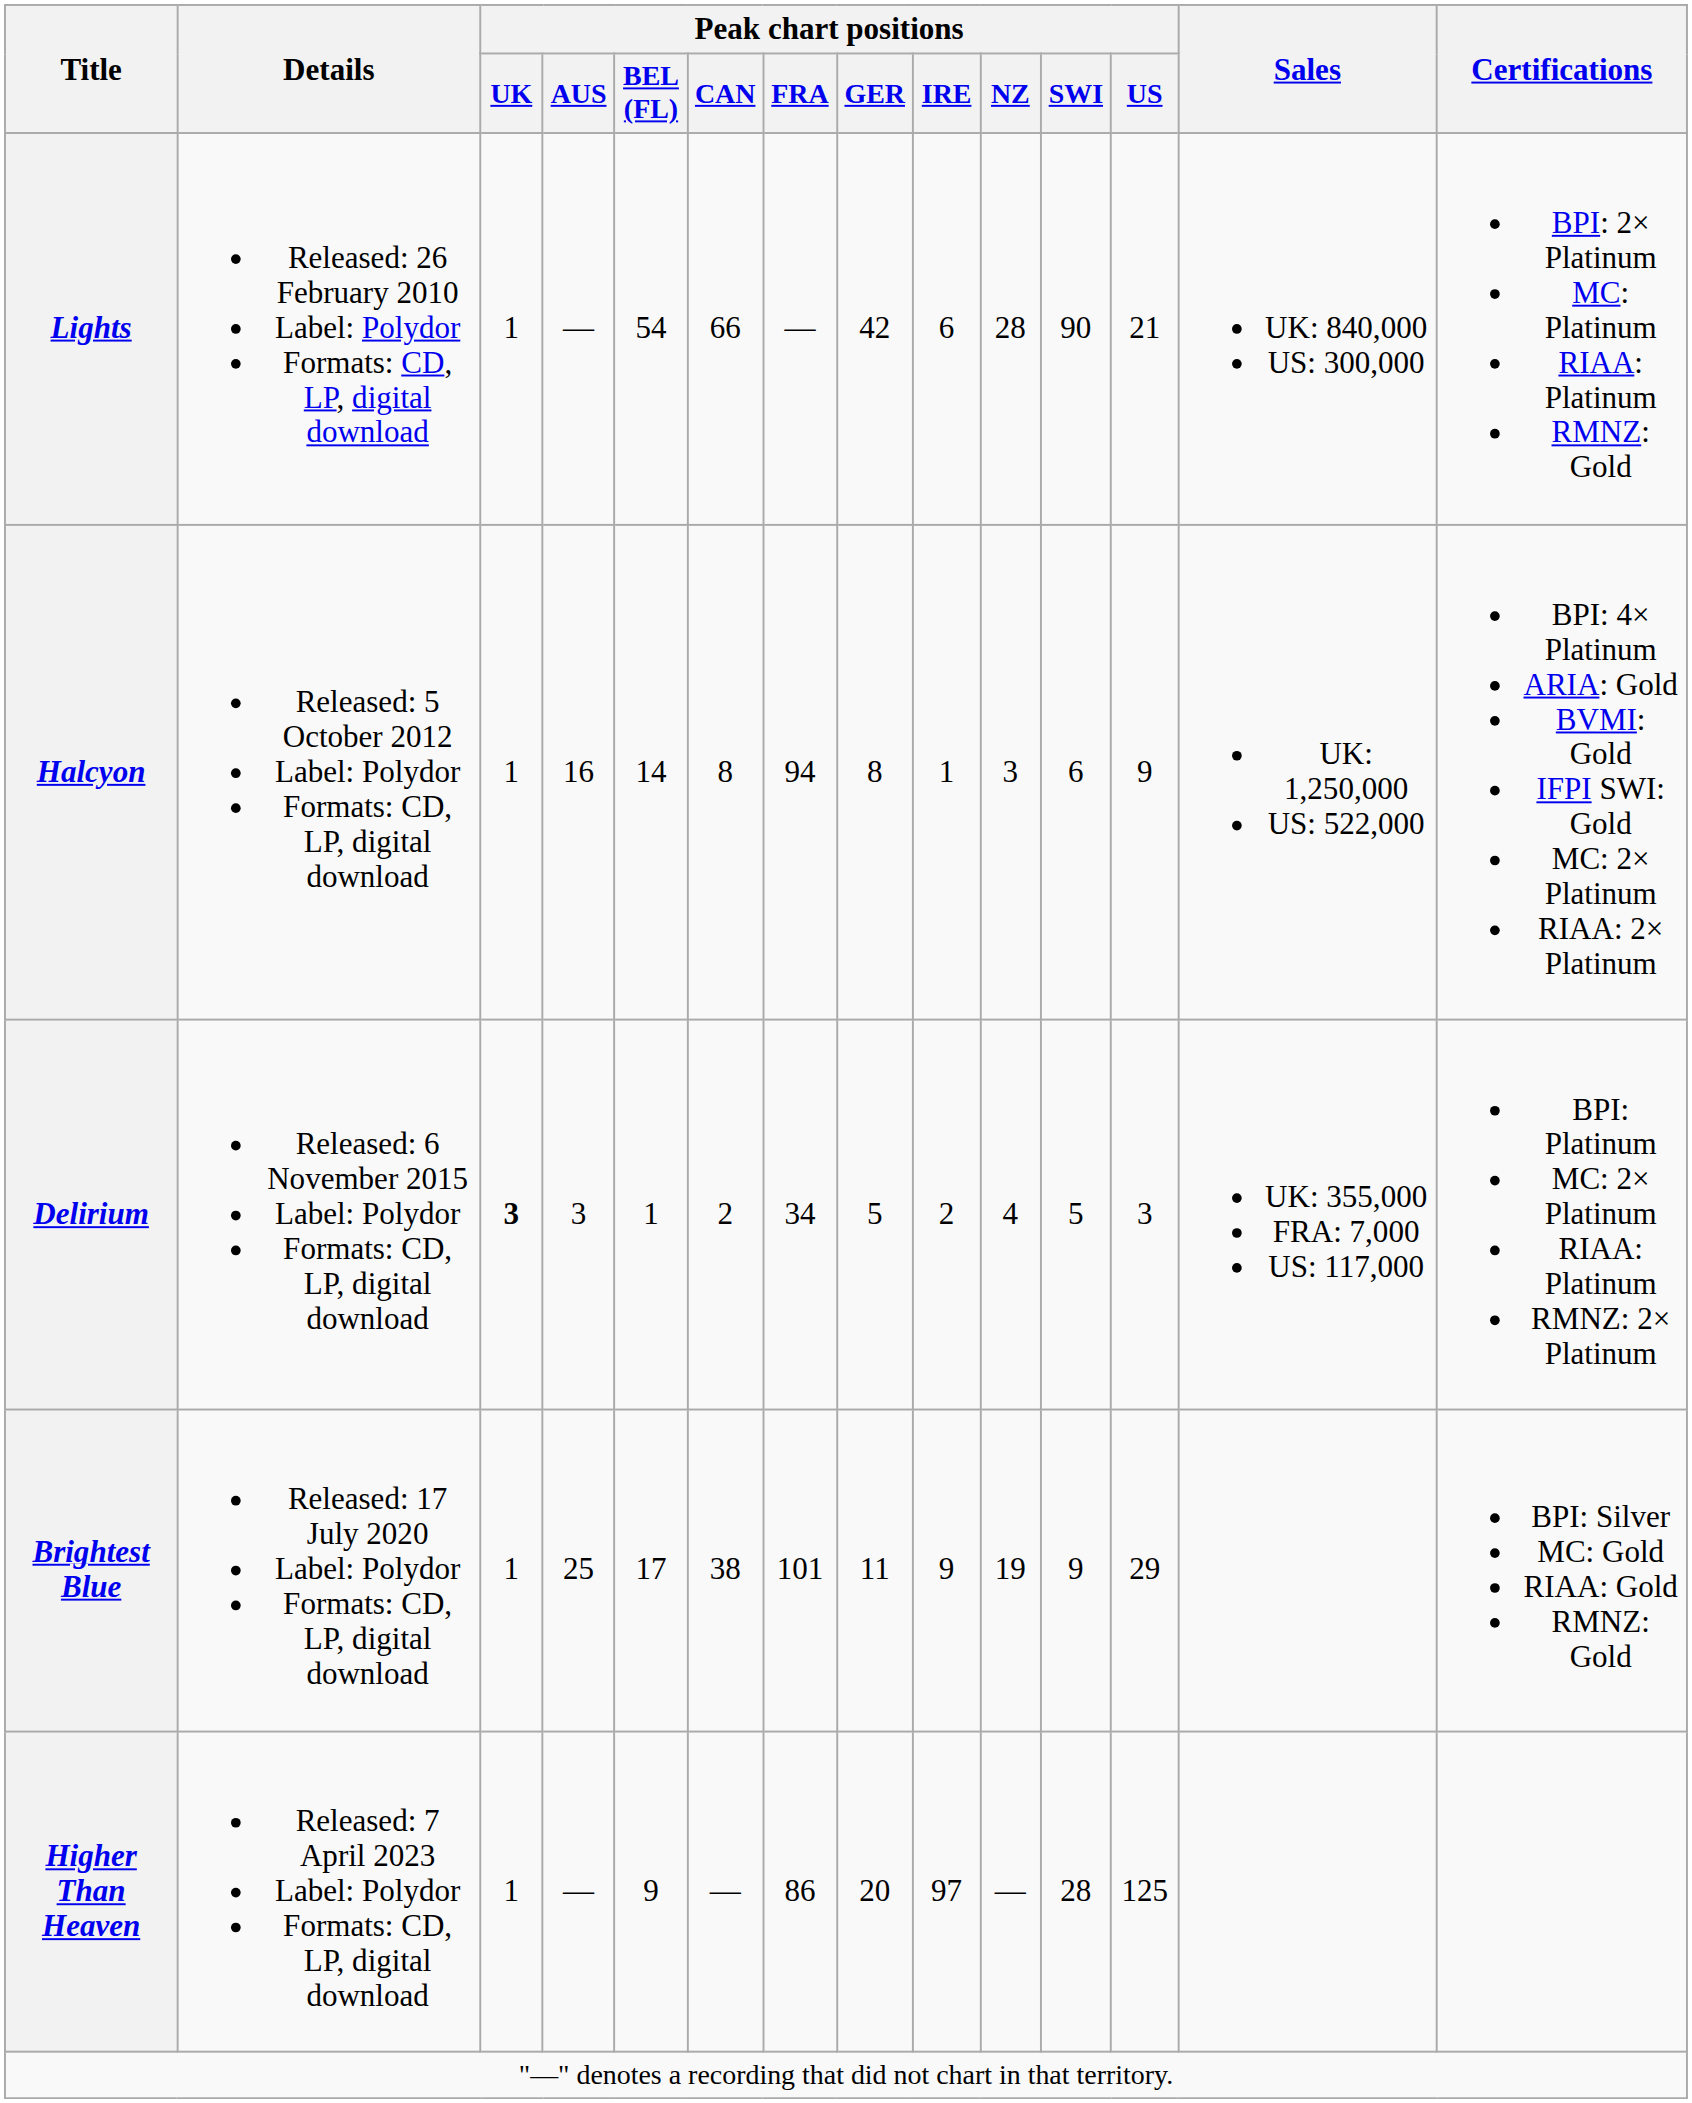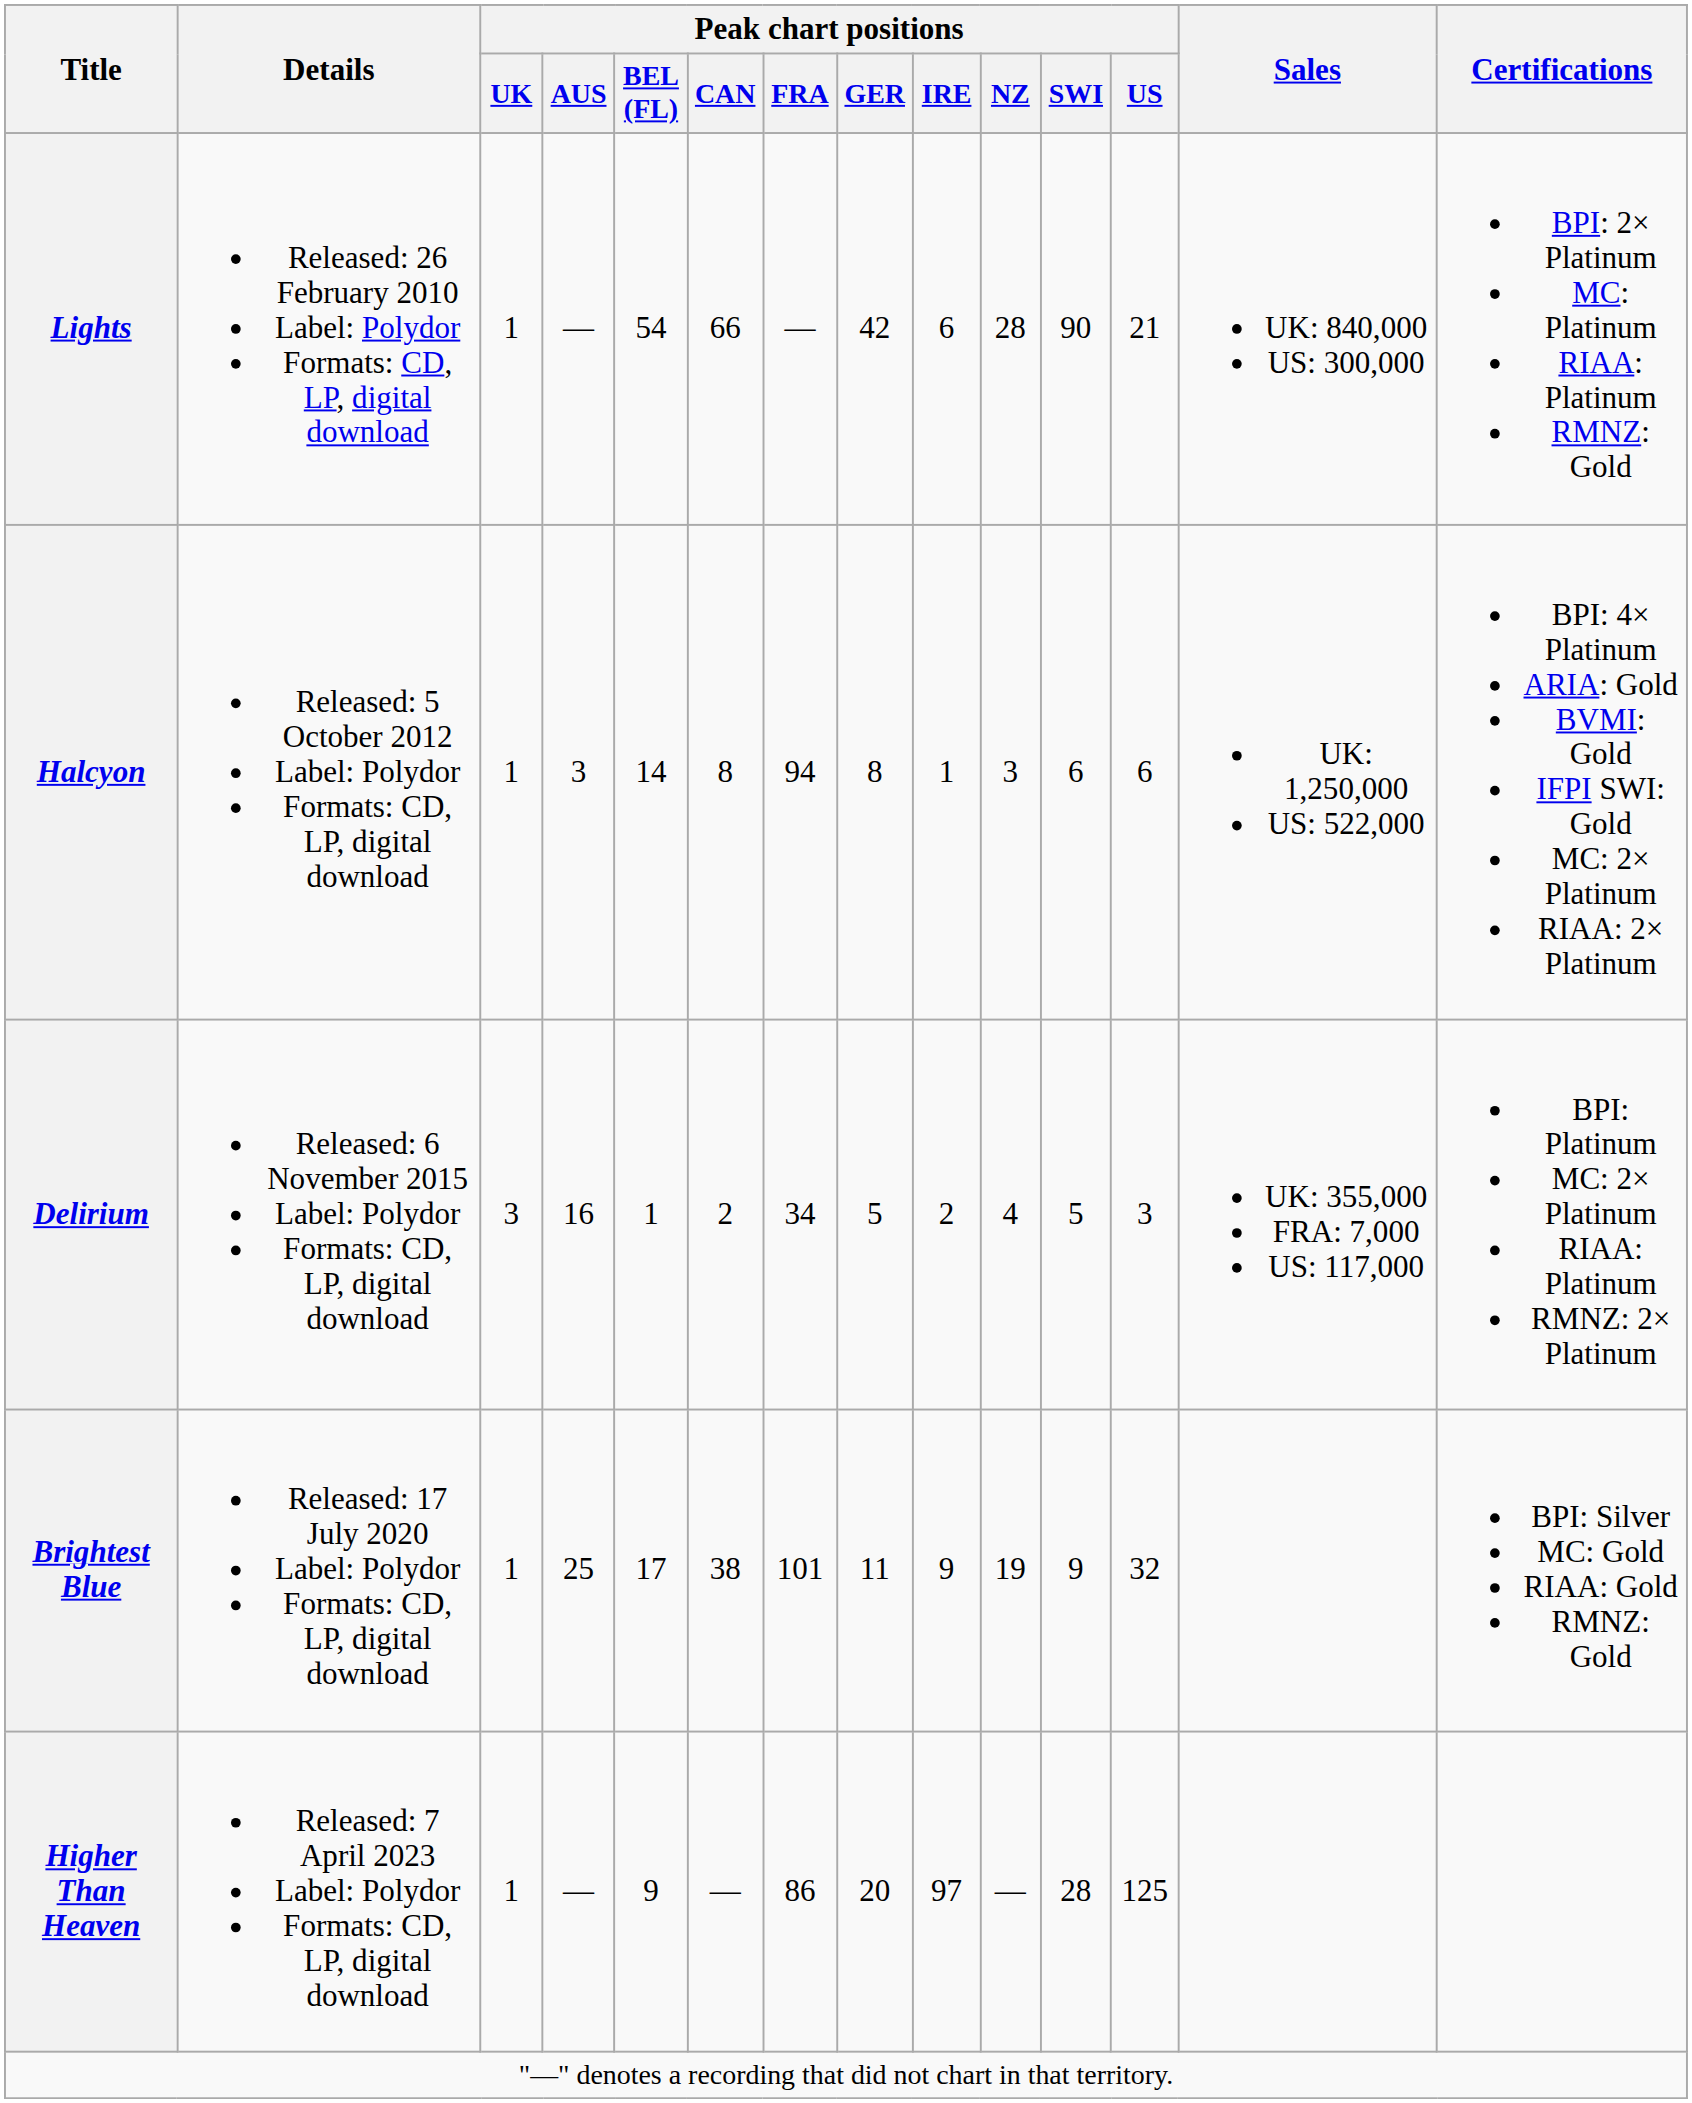(579, 771) 16 -> (579, 771) 3
(1145, 771) 9 -> (1145, 771) 6
(511, 1214) bold -> (511, 1214) normal
(579, 1214) 3 -> (579, 1214) 16
(1145, 1569) 29 -> (1145, 1569) 32
